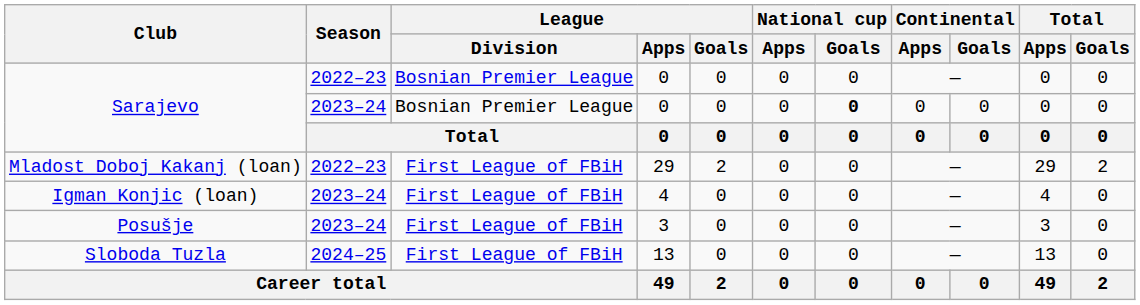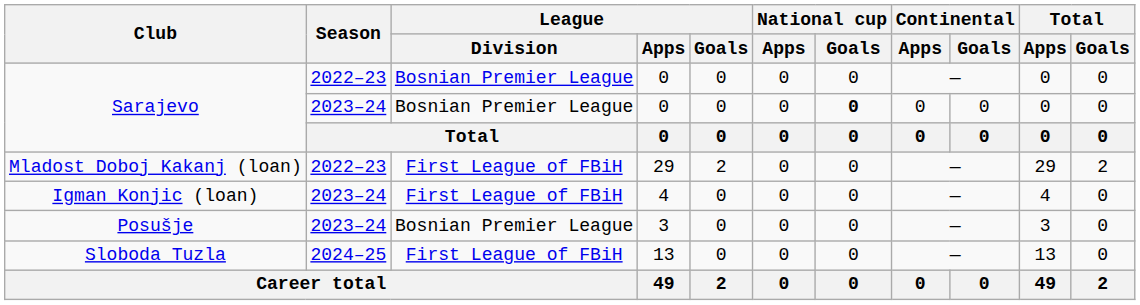(514, 226) First League of FBiH -> (514, 226) Bosnian Premier League
